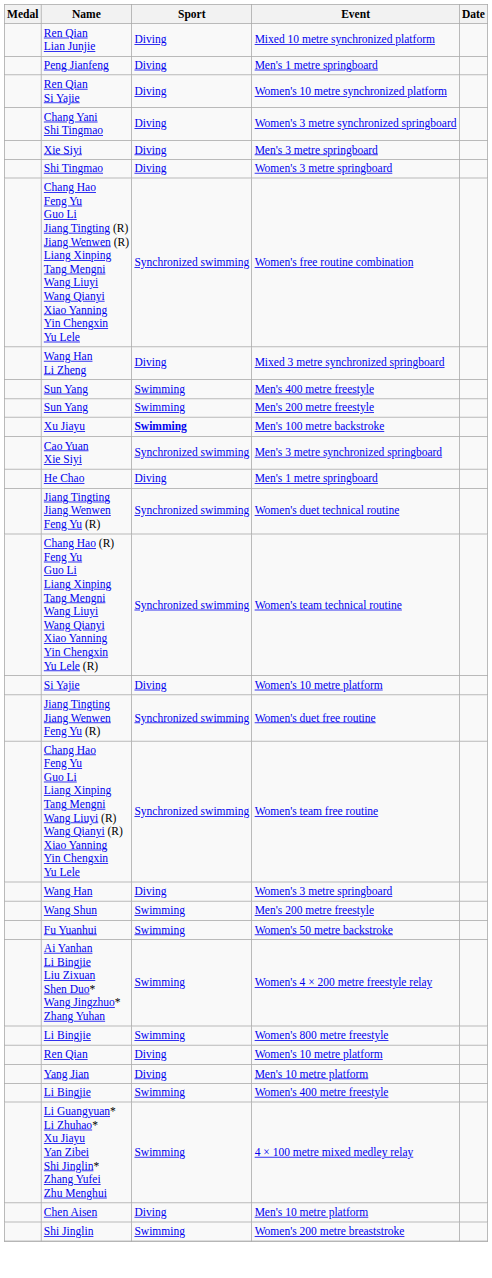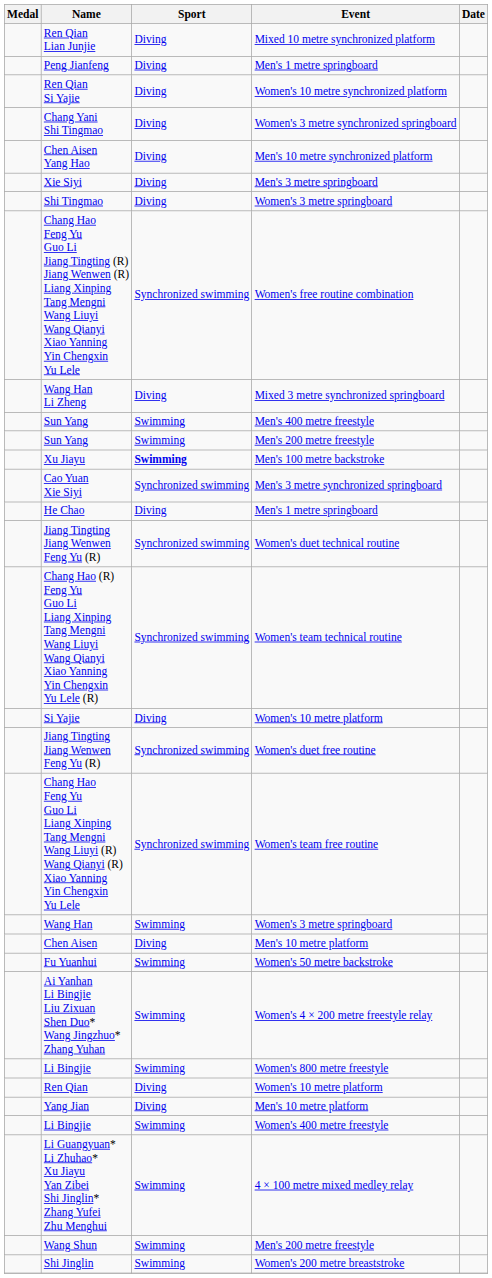+ row: (71, 156)
(150, 892) Diving -> (160, 924) Swimming
rows swapped: (71, 1212) <-> (70, 911)
